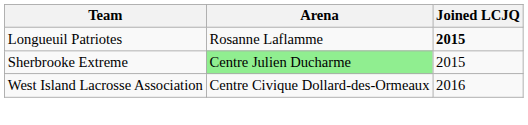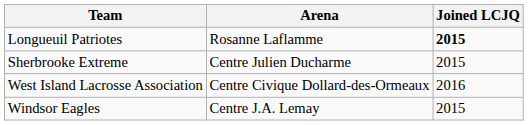(280, 62) lightgreen background -> (280, 62) no background
+ row: (54, 108)
